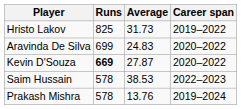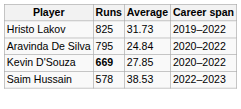(104, 46) 699 -> (104, 46) 795
(140, 46) 24.83 -> (140, 46) 24.84
(140, 63) 27.87 -> (140, 63) 27.85
- row: (43, 96)
